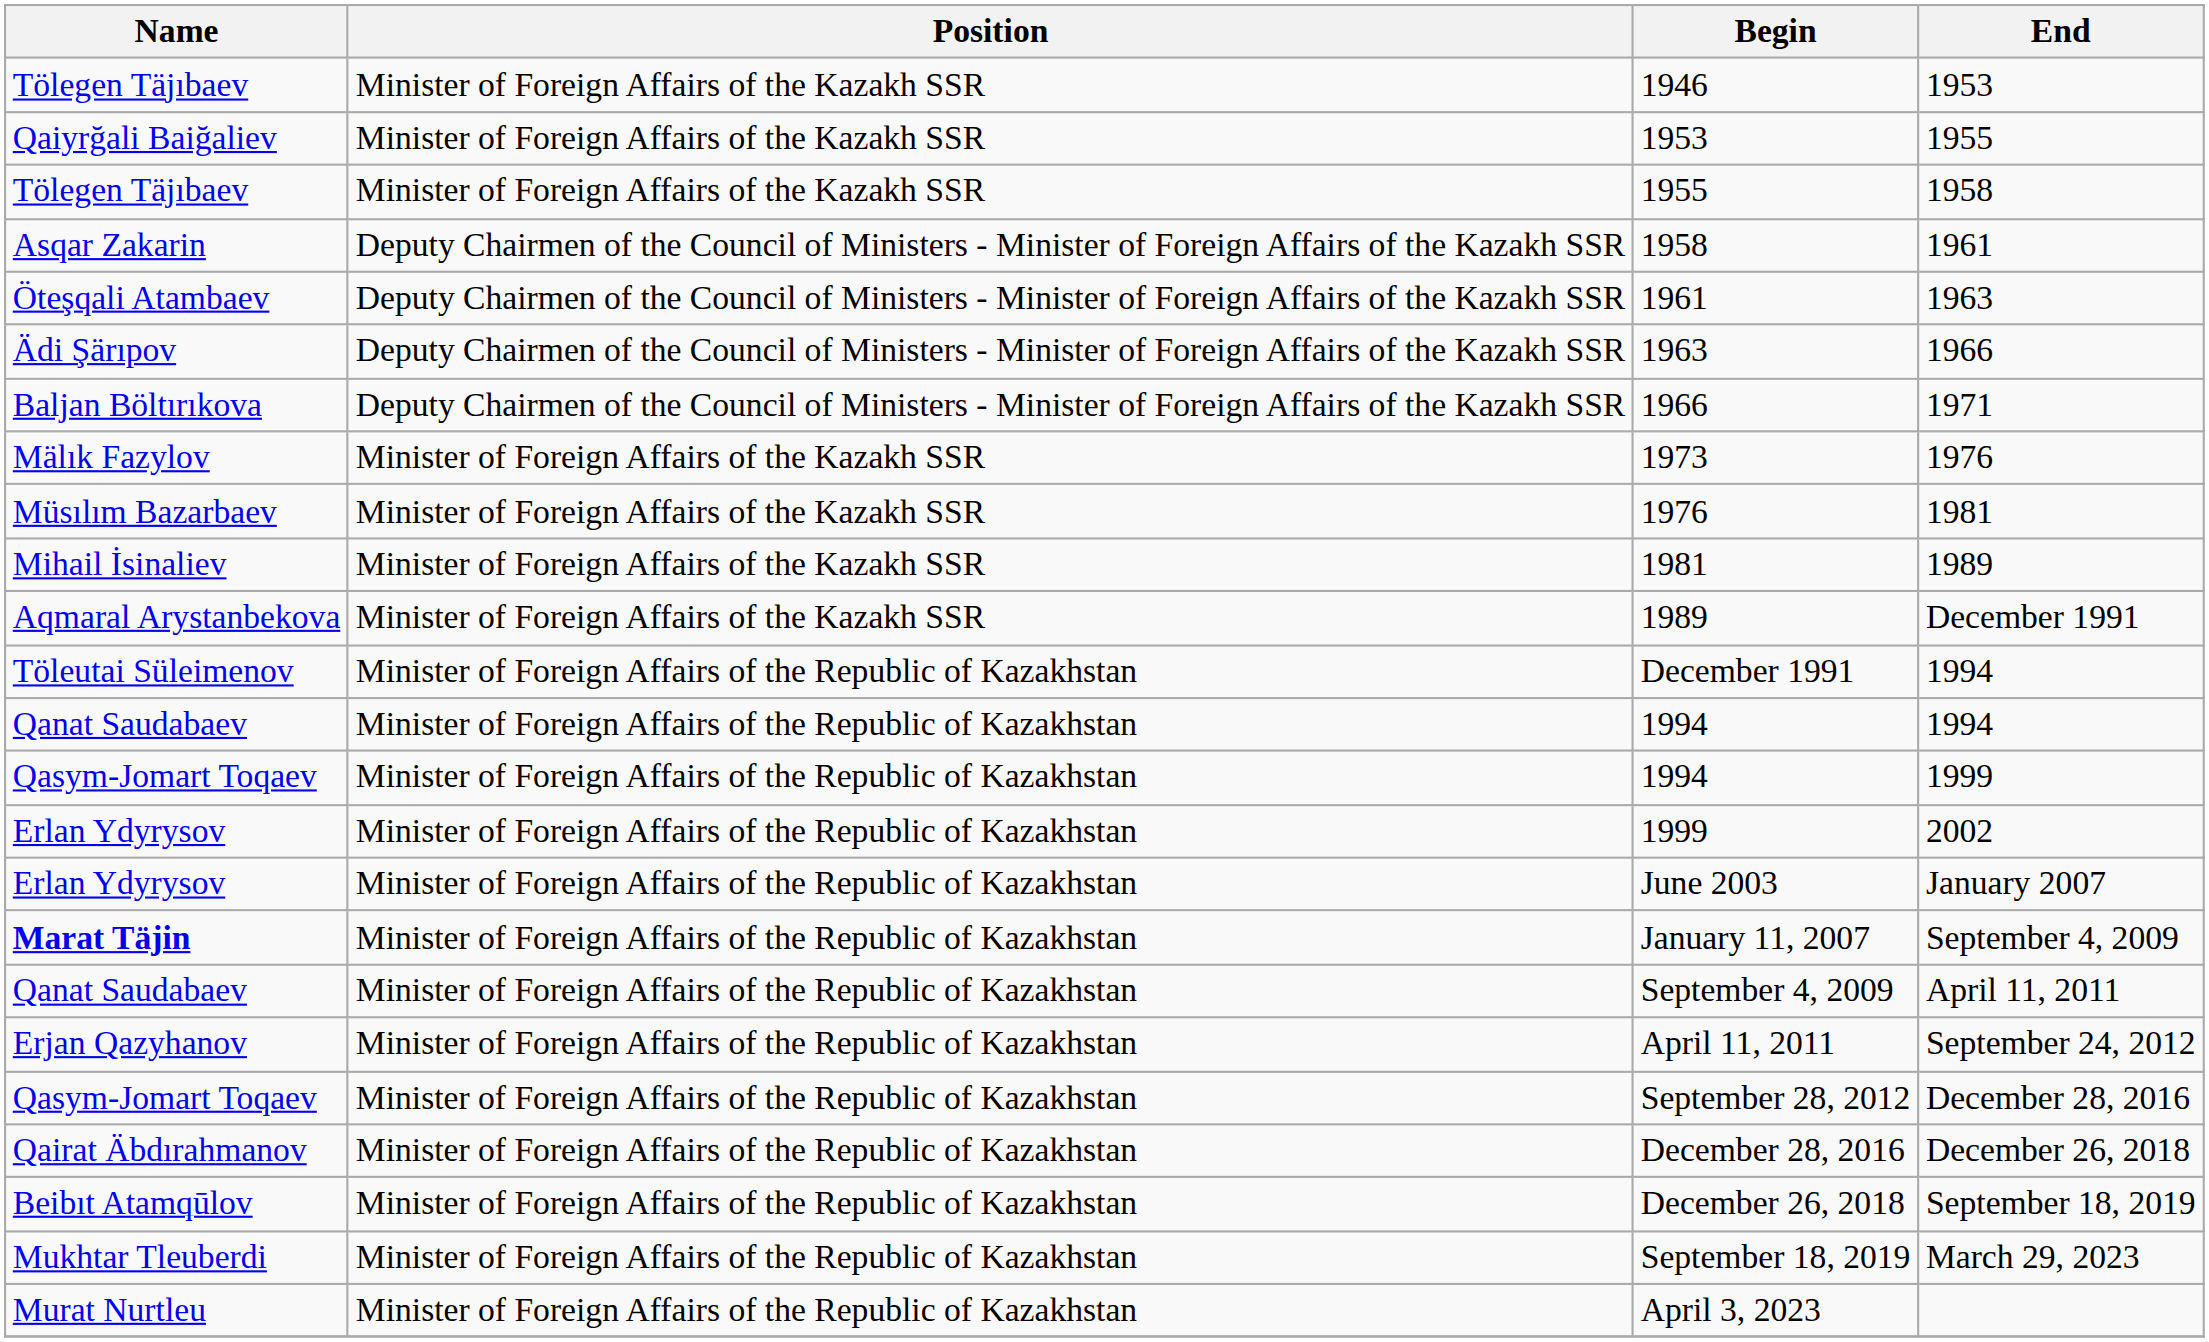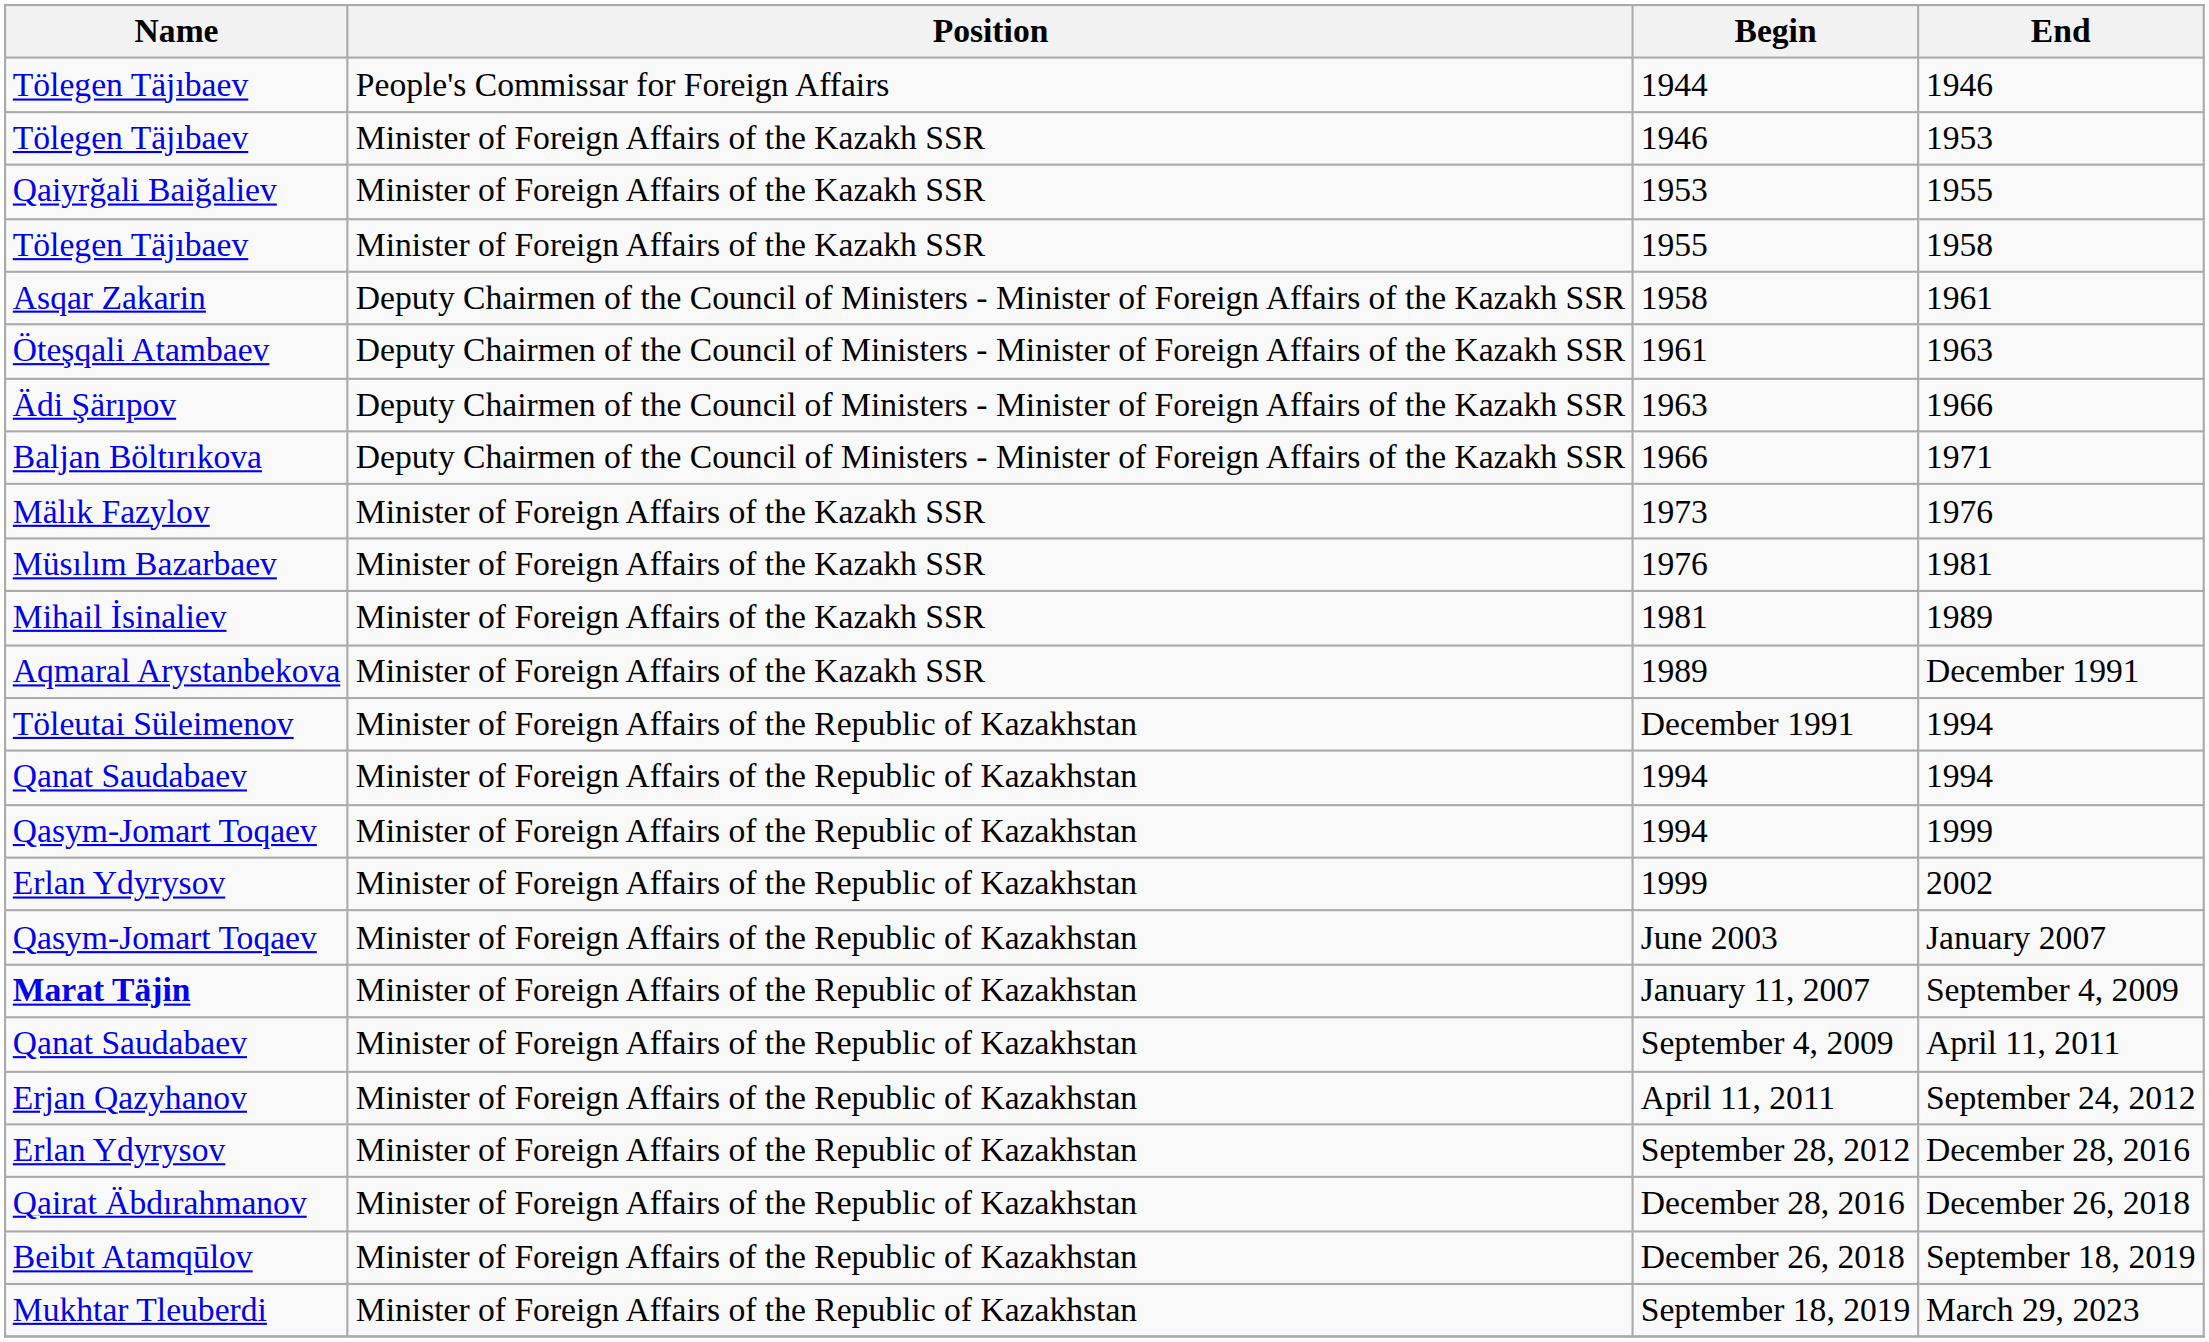+ row: (1674, 84)
(119, 883) Erlan Ydyrysov -> (165, 937) Qasym-Jomart Toqaev
(165, 1096) Qasym-Jomart Toqaev -> (119, 1150) Erlan Ydyrysov
- row: (1731, 1310)
